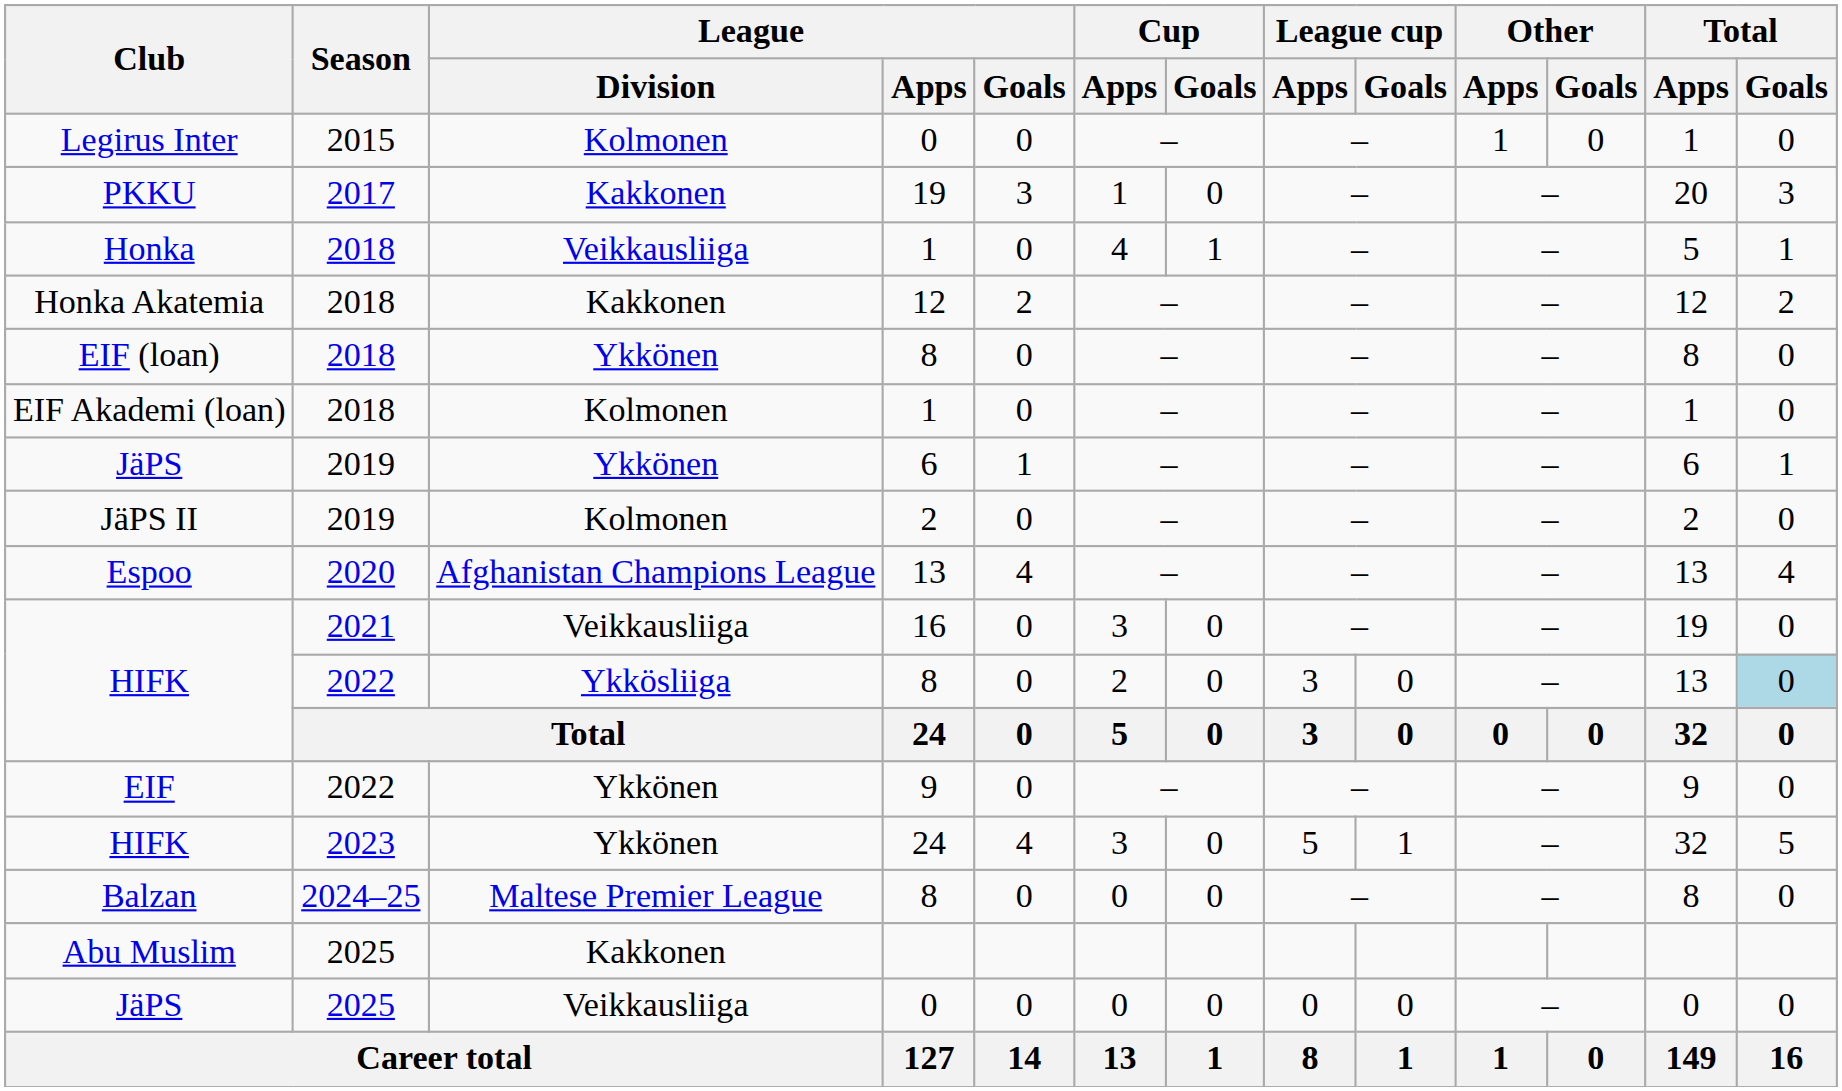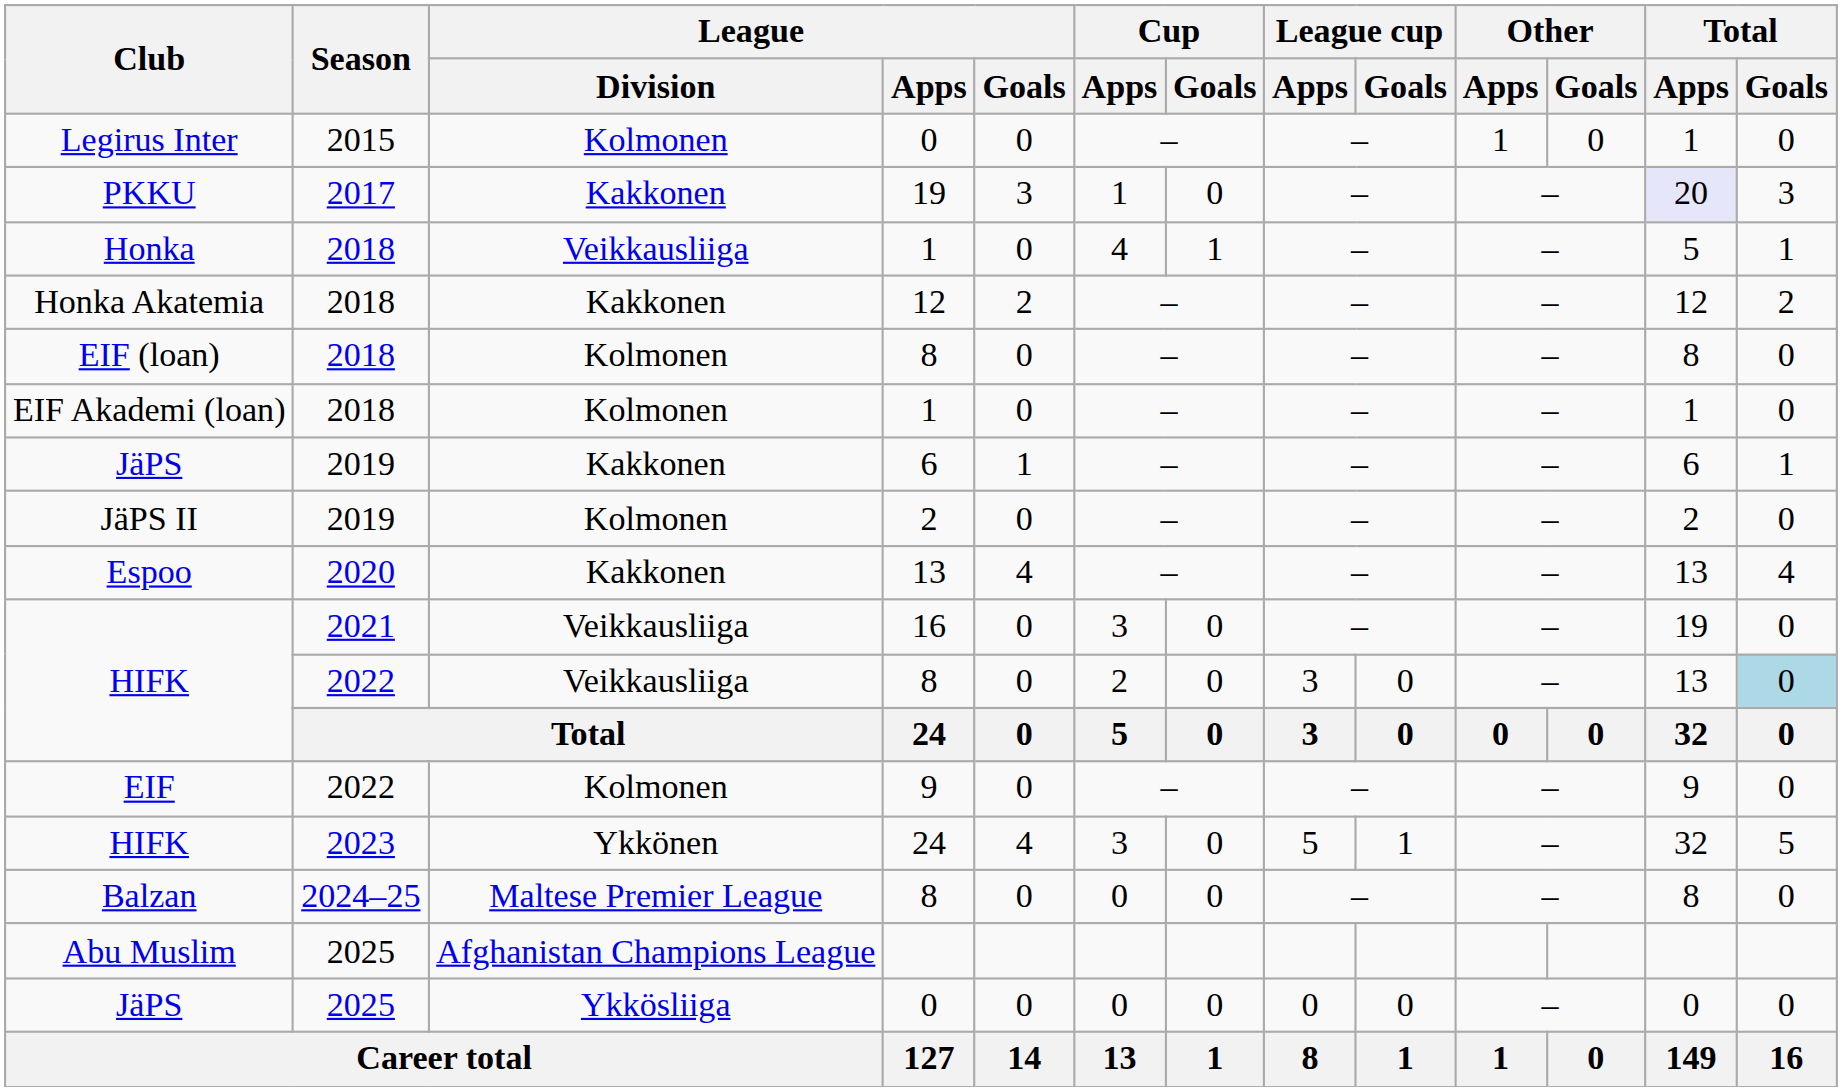(1691, 193) no background -> (1691, 193) lavender background
(656, 355) Ykkönen -> (656, 355) Kolmonen
(656, 463) Ykkönen -> (656, 463) Kakkonen
(656, 572) Afghanistan Champions League -> (656, 572) Kakkonen
(656, 680) Ykkösliiga -> (656, 680) Veikkausliiga
(656, 788) Ykkönen -> (656, 788) Kolmonen
(656, 950) Kakkonen -> (656, 950) Afghanistan Champions League
(656, 1004) Veikkausliiga -> (656, 1004) Ykkösliiga
